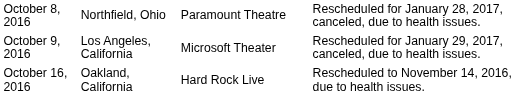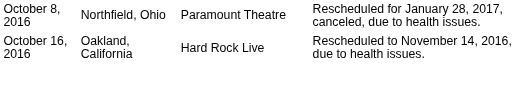- row: (32, 47)
